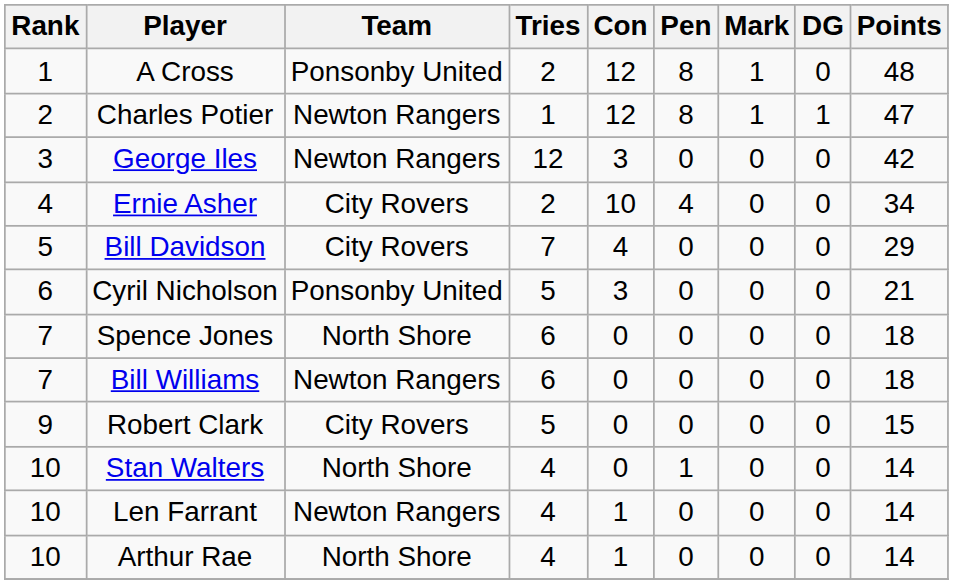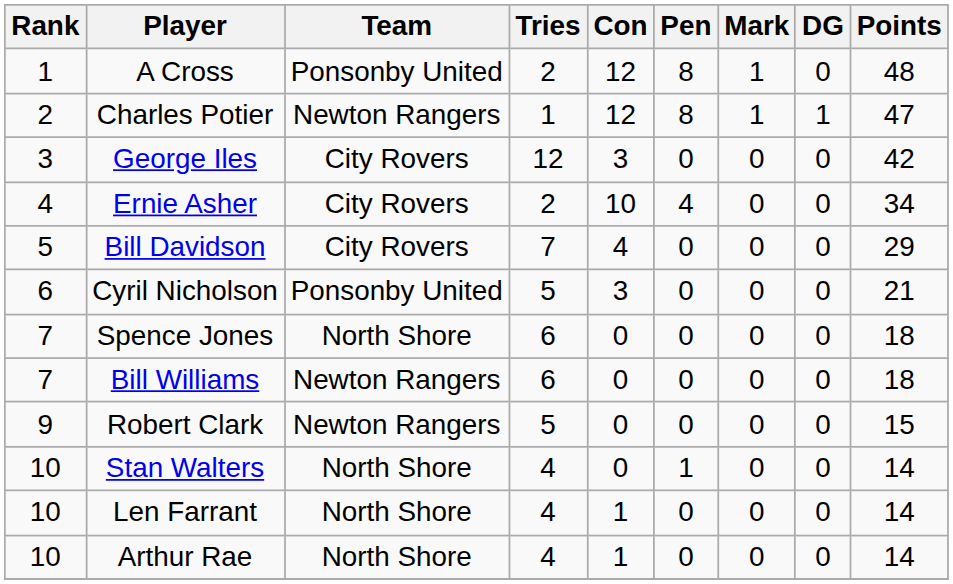(397, 159) Newton Rangers -> (397, 159) City Rovers
(397, 423) City Rovers -> (397, 423) Newton Rangers
(397, 512) Newton Rangers -> (397, 512) North Shore
